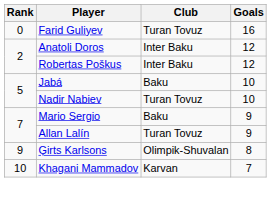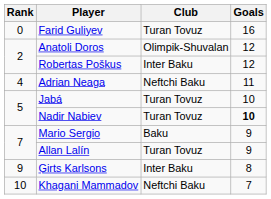(168, 47) Inter Baku -> (186, 47) Olimpik-Shuvalan
+ row: (72, 82)
(156, 82) Baku -> (173, 99) Turan Tovuz
(249, 99) normal -> (249, 116) bold
(186, 151) Olimpik-Shuvalan -> (168, 168) Inter Baku
(161, 168) Karvan -> (174, 185) Neftchi Baku
